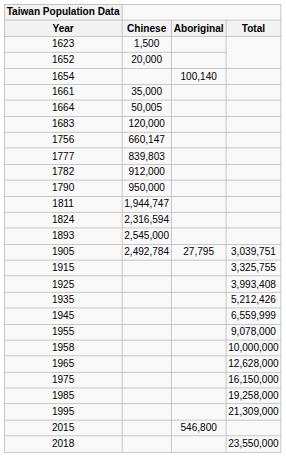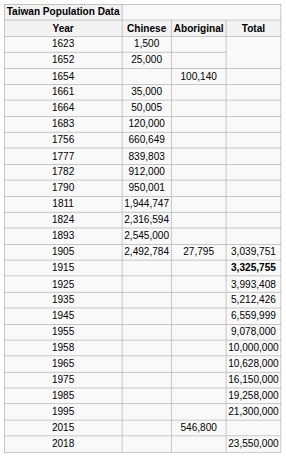(147, 60) 20,000 -> (147, 60) 25,000
(147, 140) 660,147 -> (147, 140) 660,649
(147, 188) 950,000 -> (147, 188) 950,001
(253, 268) normal -> (253, 268) bold
(253, 364) 12,628,000 -> (253, 364) 10,628,000
(253, 412) 21,309,000 -> (253, 412) 21,300,000
